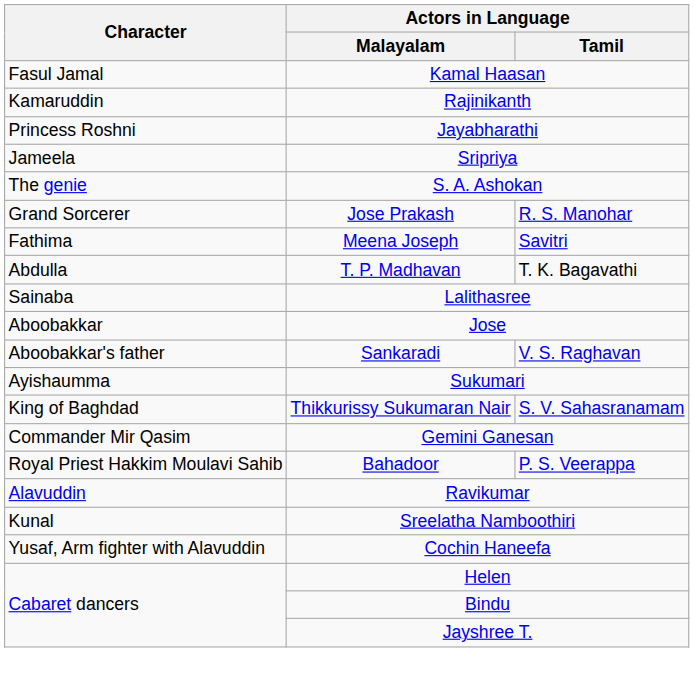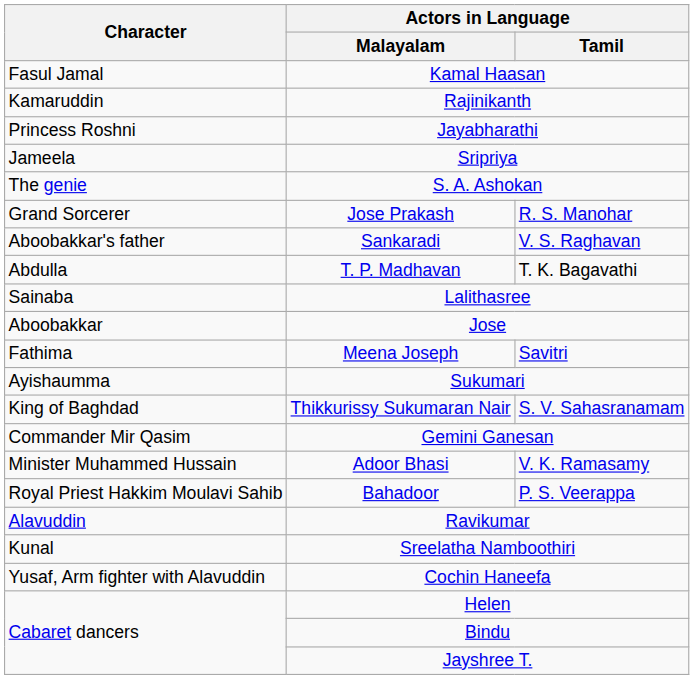rows swapped: (401, 241) <-> (401, 353)
+ row: (401, 465)
